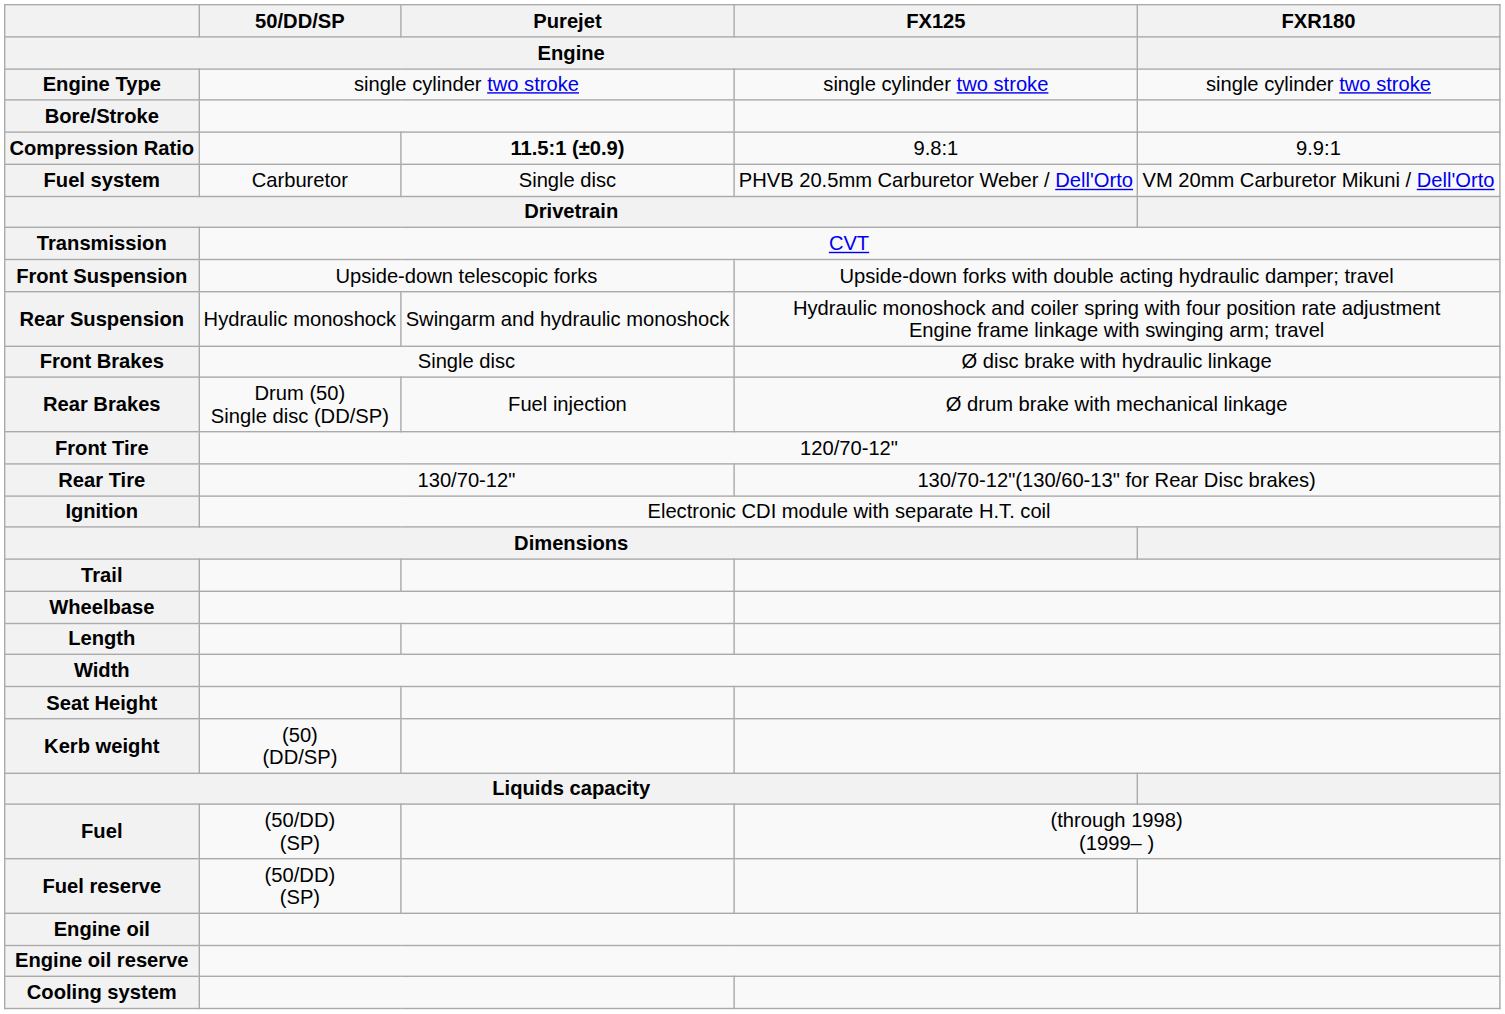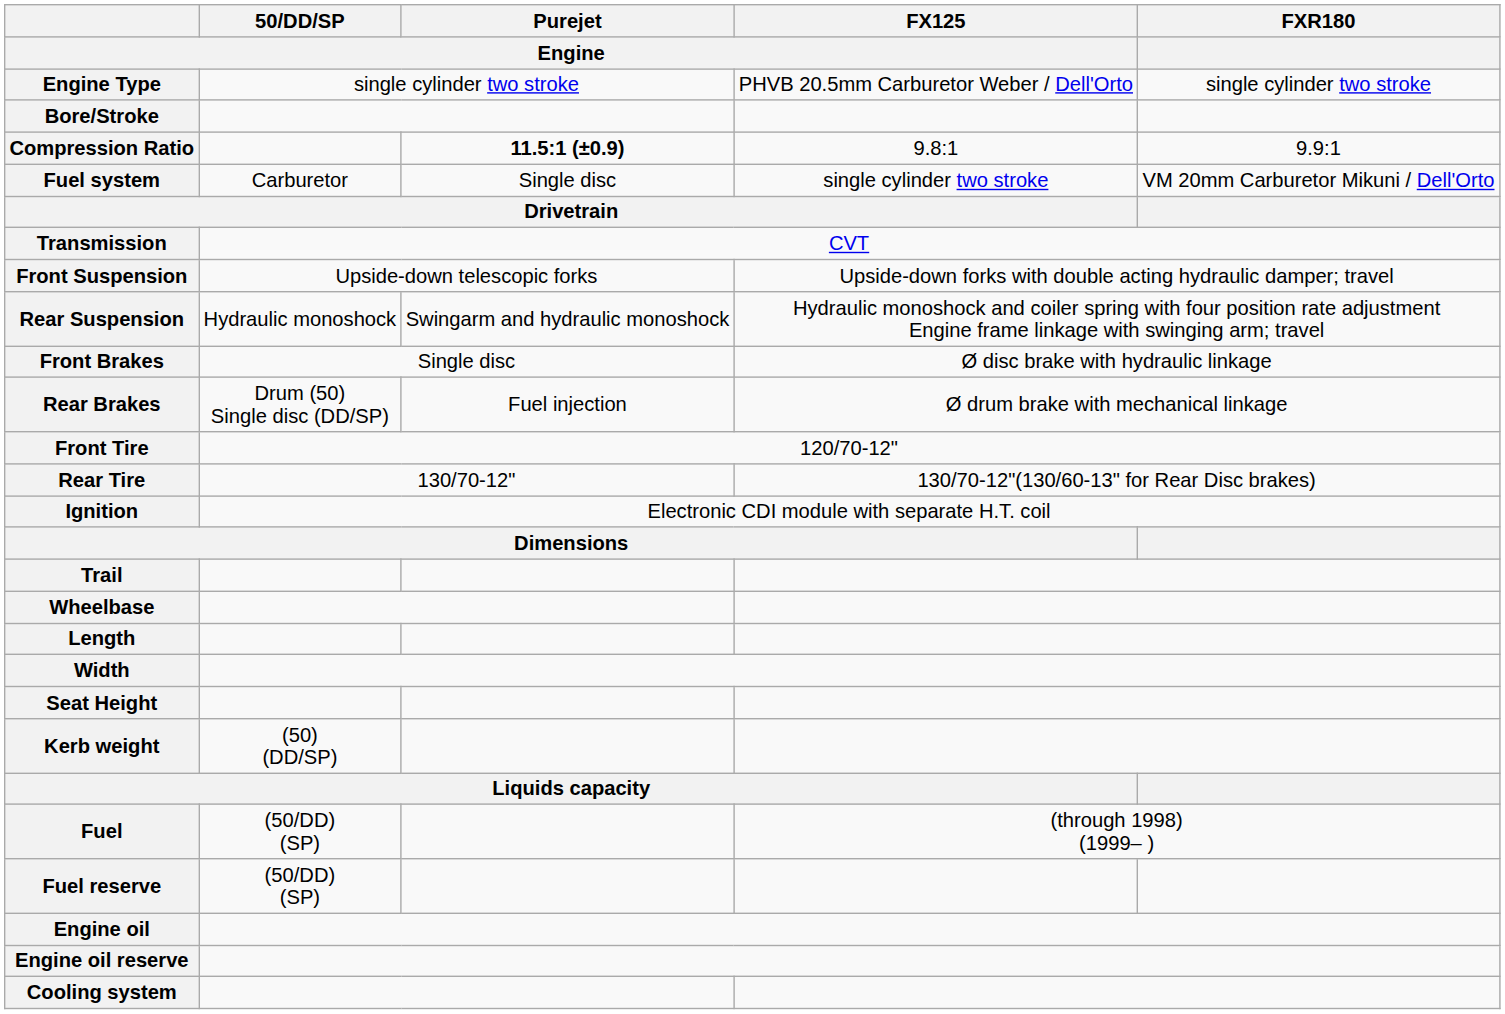(936, 85) single cylinder two stroke -> (936, 85) PHVB 20.5mm Carburetor Weber / Dell'Orto
(936, 180) PHVB 20.5mm Carburetor Weber / Dell'Orto -> (936, 180) single cylinder two stroke
